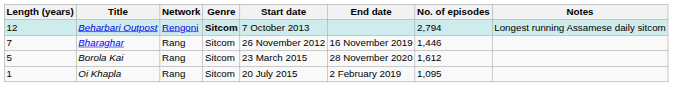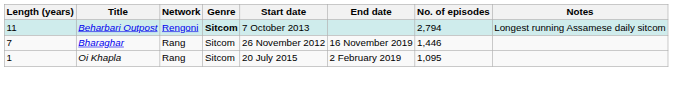(12, 27) 12 -> (12, 27) 11
- row: (101, 58)
